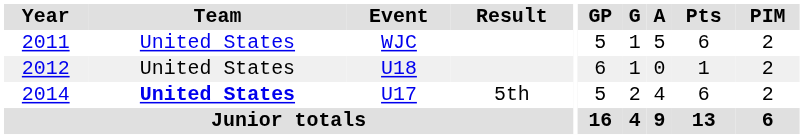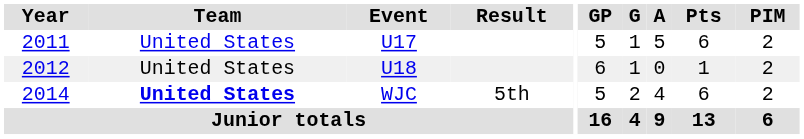(399, 43) WJC -> (399, 43) U17
(399, 95) U17 -> (399, 95) WJC
